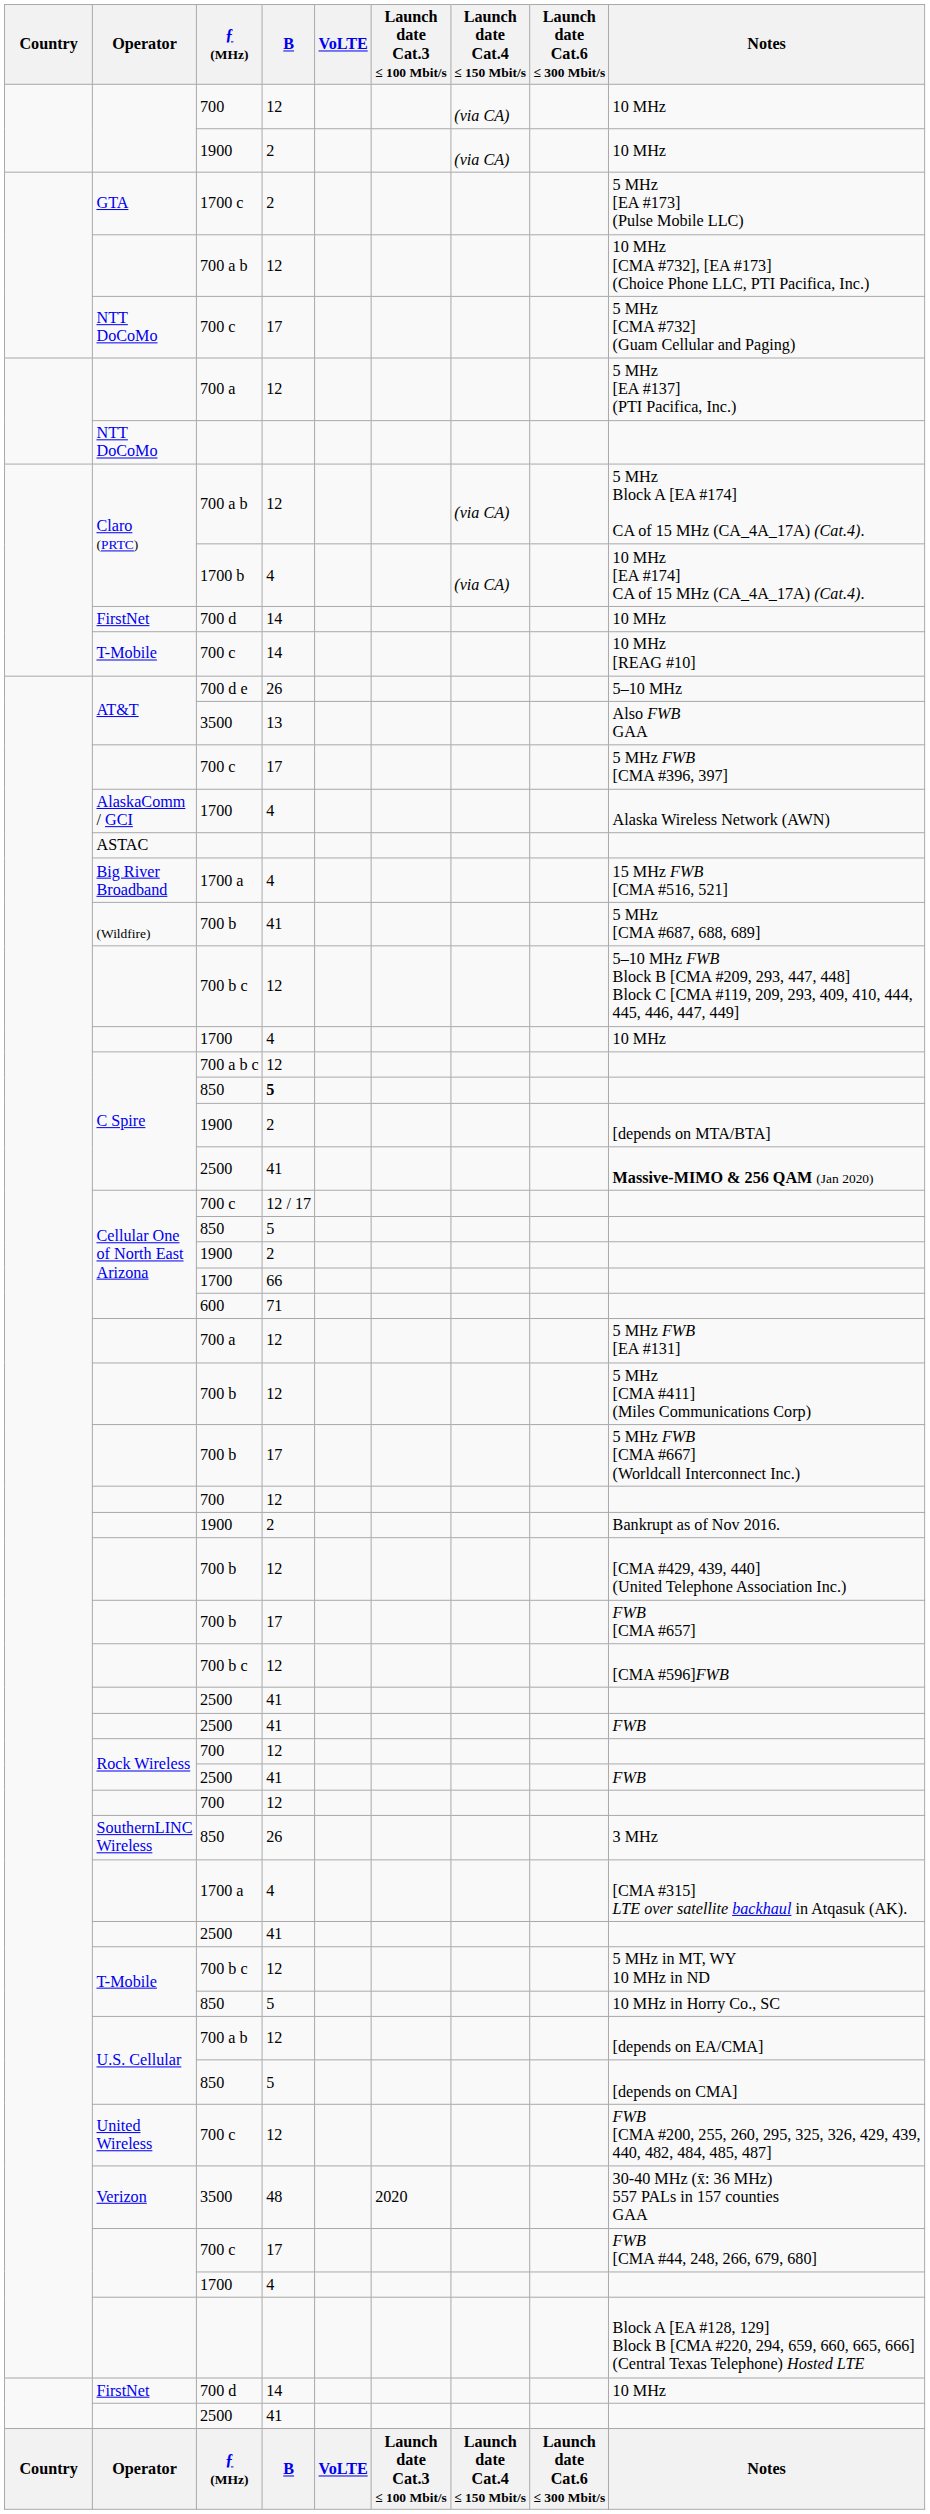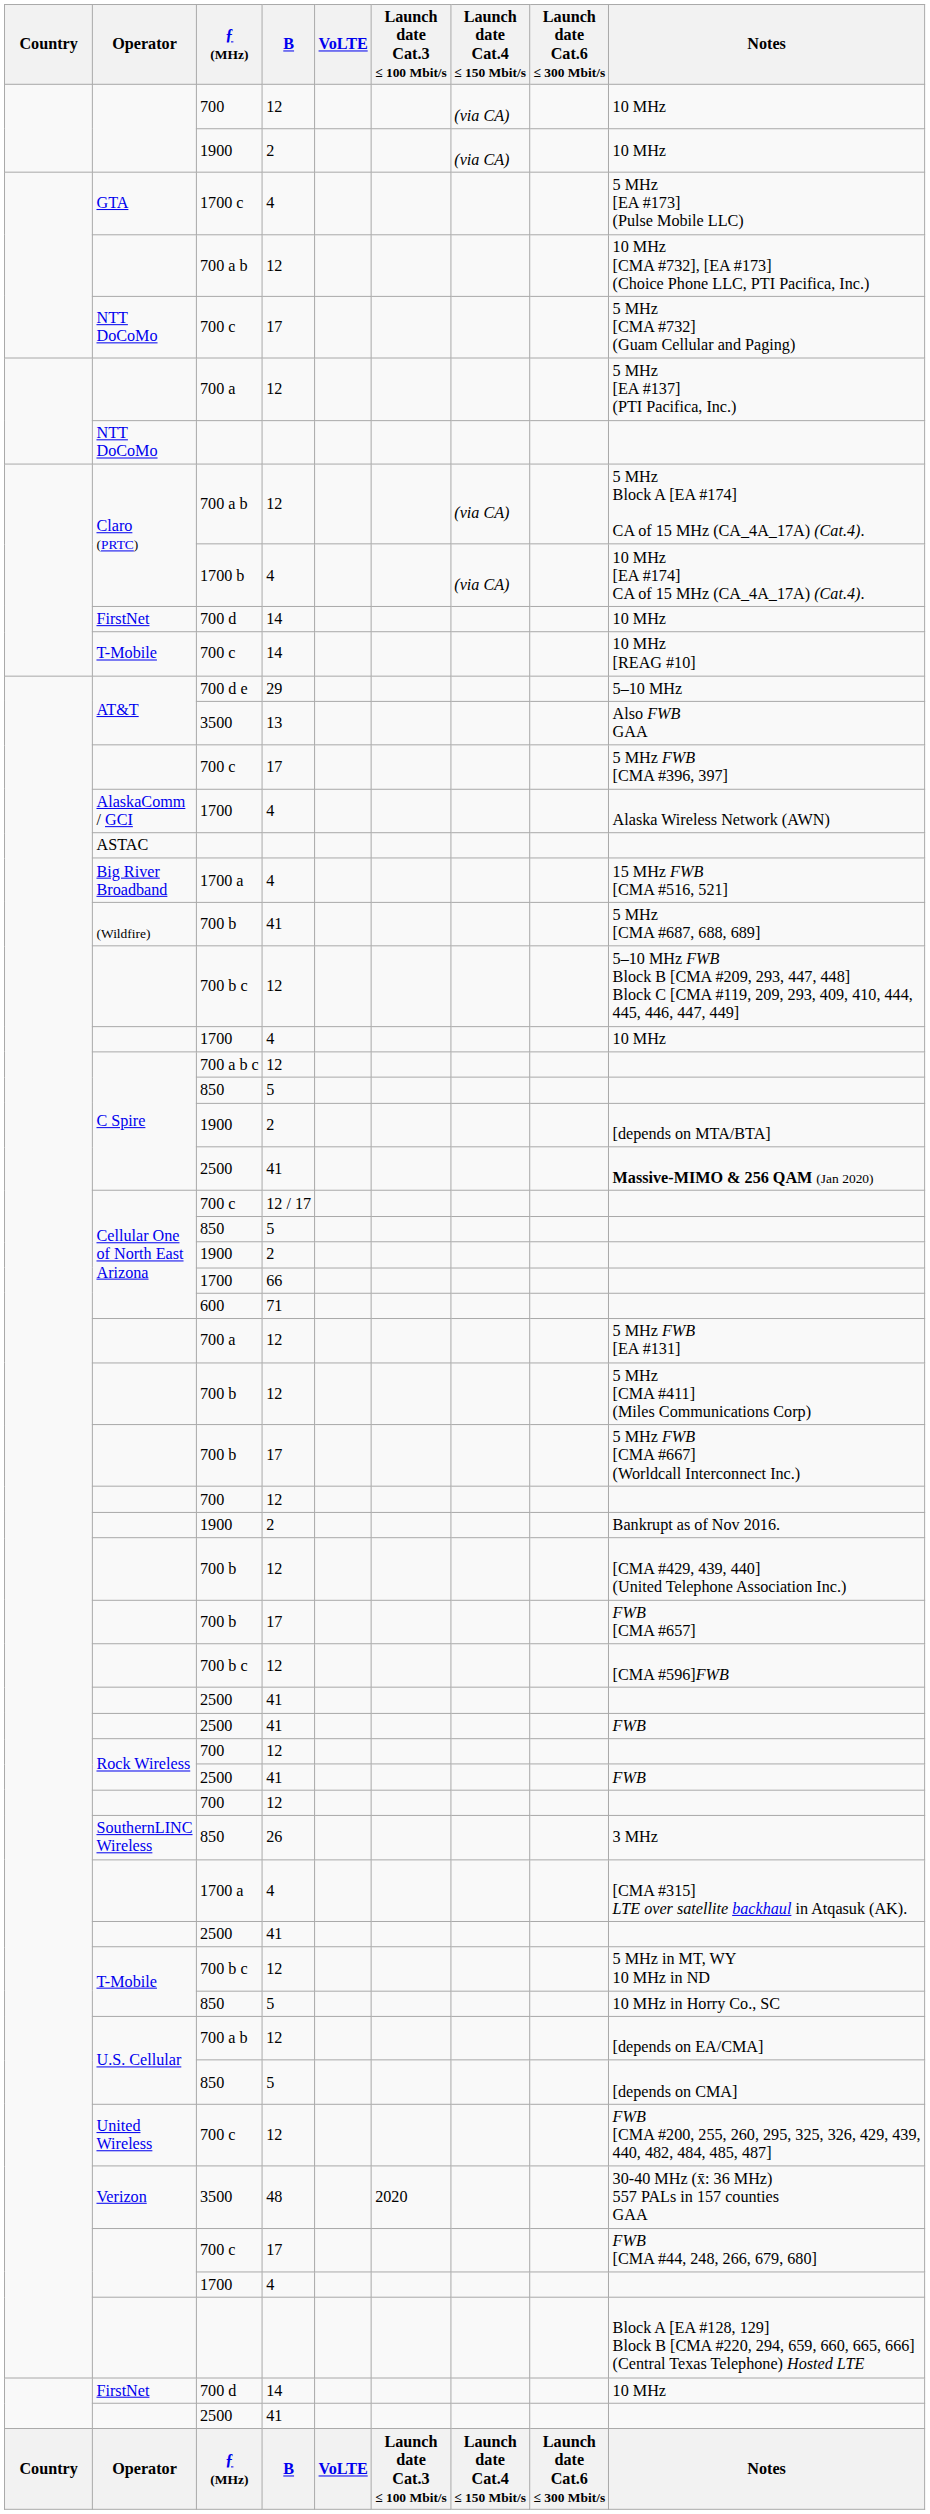(270, 203) 2 -> (270, 203) 4
(274, 688) 26 -> (274, 688) 29
(270, 1090) bold -> (270, 1090) normal
